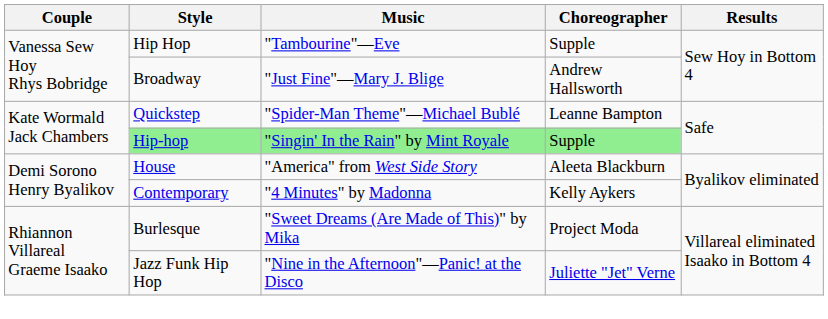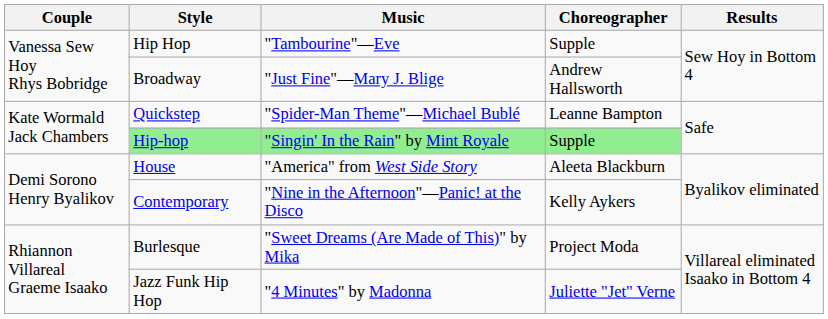(348, 192) "4 Minutes" by Madonna -> (393, 202) "Nine in the Afternoon"—Panic! at the Disco
(393, 273) "Nine in the Afternoon"—Panic! at the Disco -> (348, 291) "4 Minutes" by Madonna
